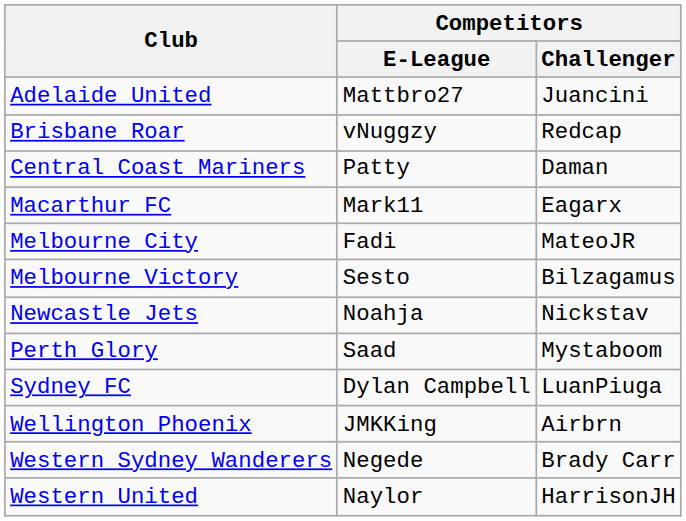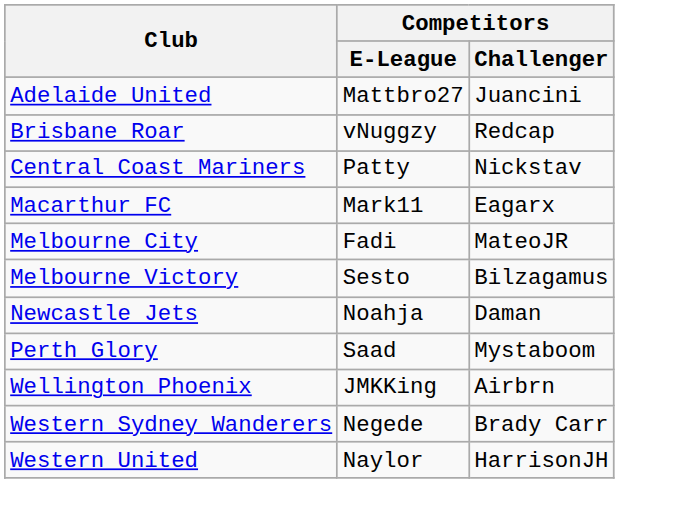(575, 169) Daman -> (528, 169) Nickstav
(595, 315) Nickstav -> (508, 315) Daman
- row: (71, 388)
